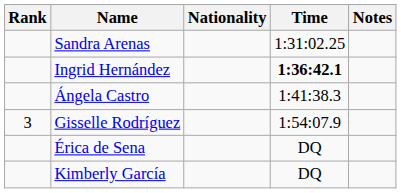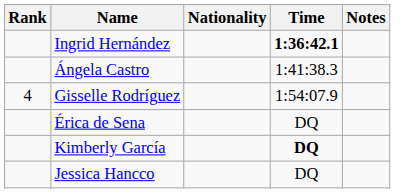- row: (102, 43)
(28, 122) 3 -> (28, 95) 4
(310, 174) normal -> (306, 148) bold
+ row: (104, 174)
